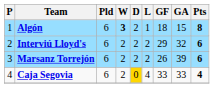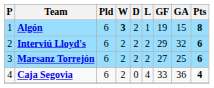(162, 28) 18 -> (162, 28) 19
(162, 59) 26 -> (162, 59) 27
(181, 59) 39 -> (181, 59) 25
(136, 75) gold background -> (136, 75) no background
(181, 75) 33 -> (181, 75) 36
